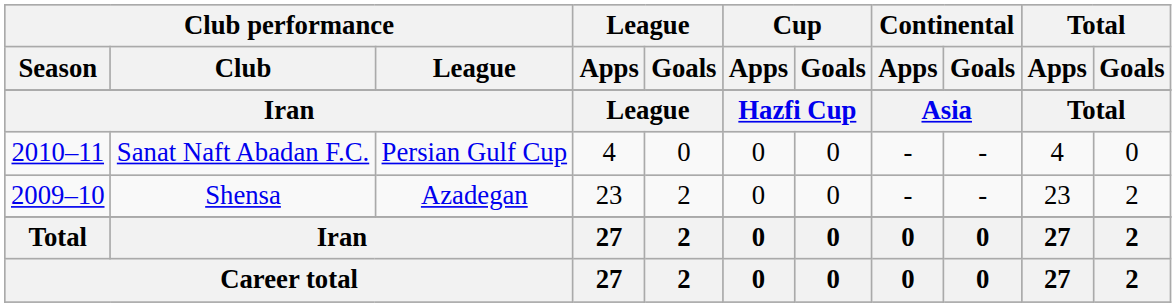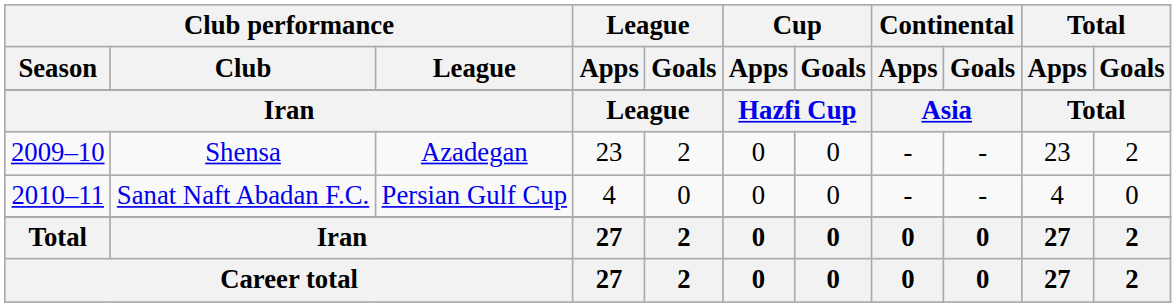rows swapped: (243, 195) <-> (243, 152)
